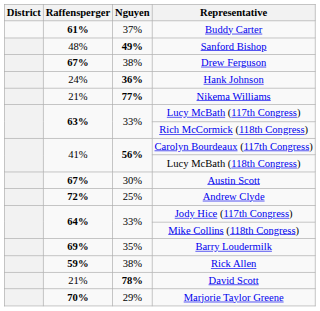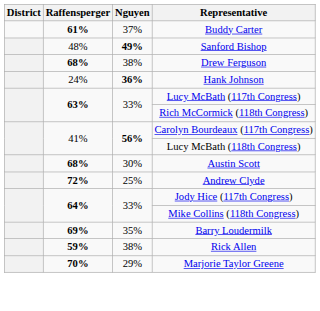(78, 63) 67% -> (78, 63) 68%
- row: (234, 96)
(78, 180) 67% -> (78, 163) 68%
- row: (234, 280)
